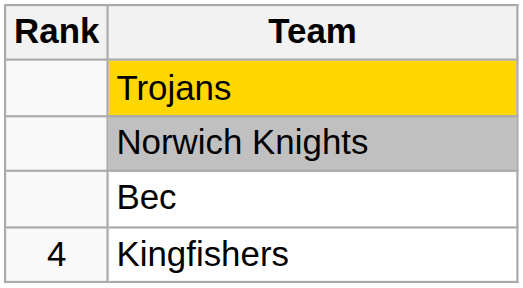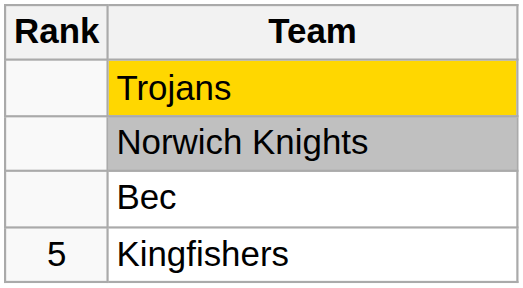(57, 253) 4 -> (57, 253) 5
